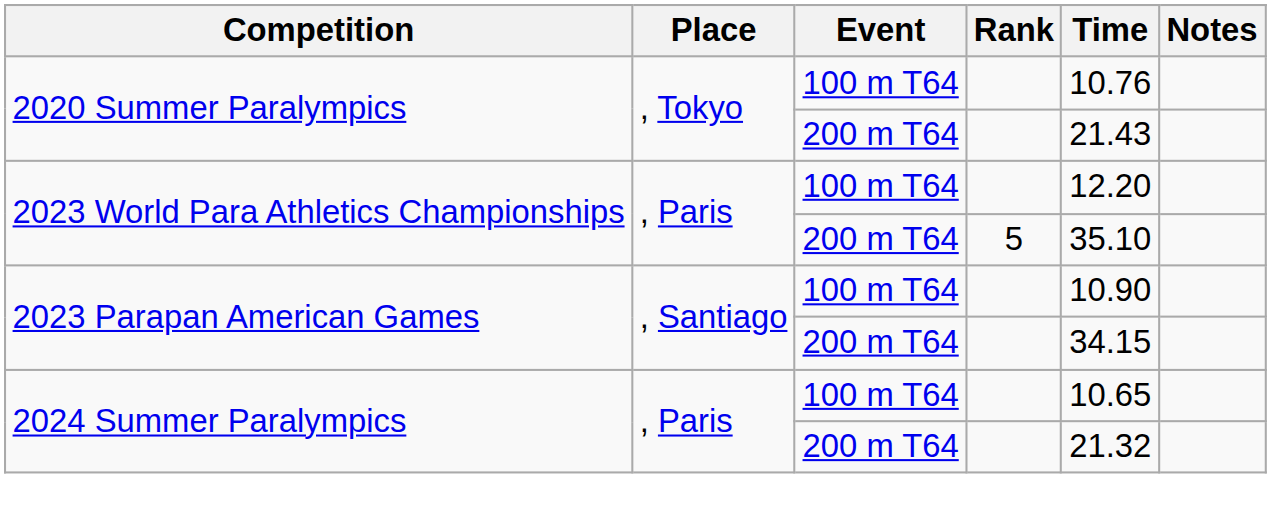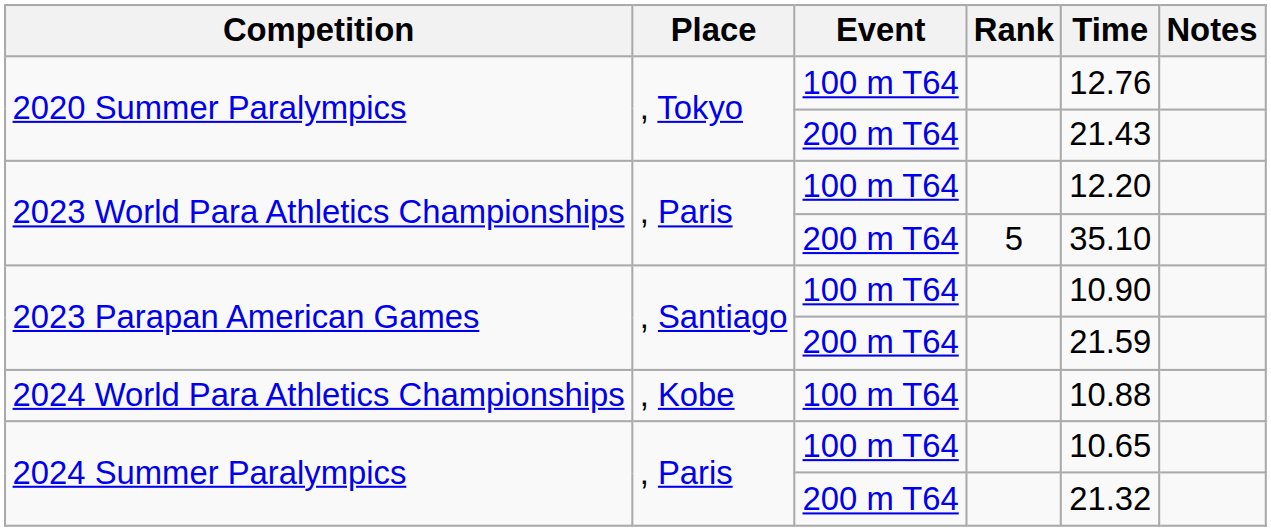(1110, 82) 10.76 -> (1110, 82) 12.76
(1110, 342) 34.15 -> (1110, 342) 21.59
+ row: (319, 394)
